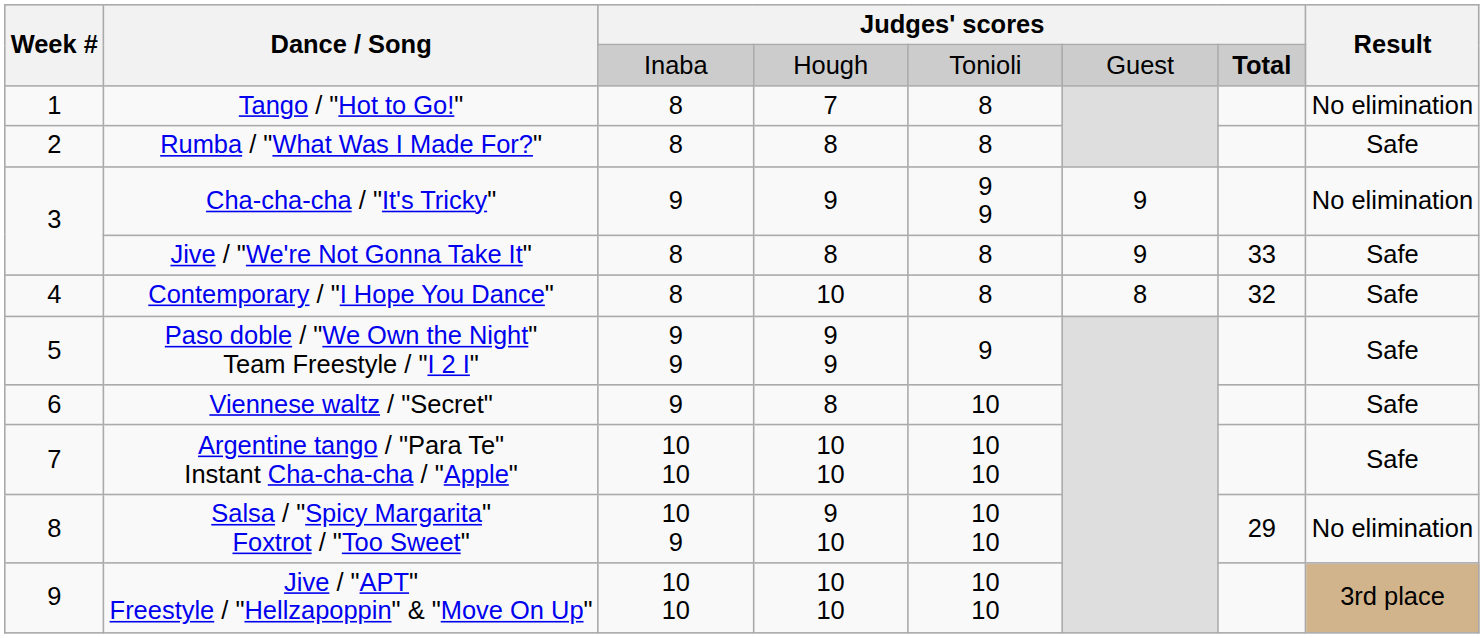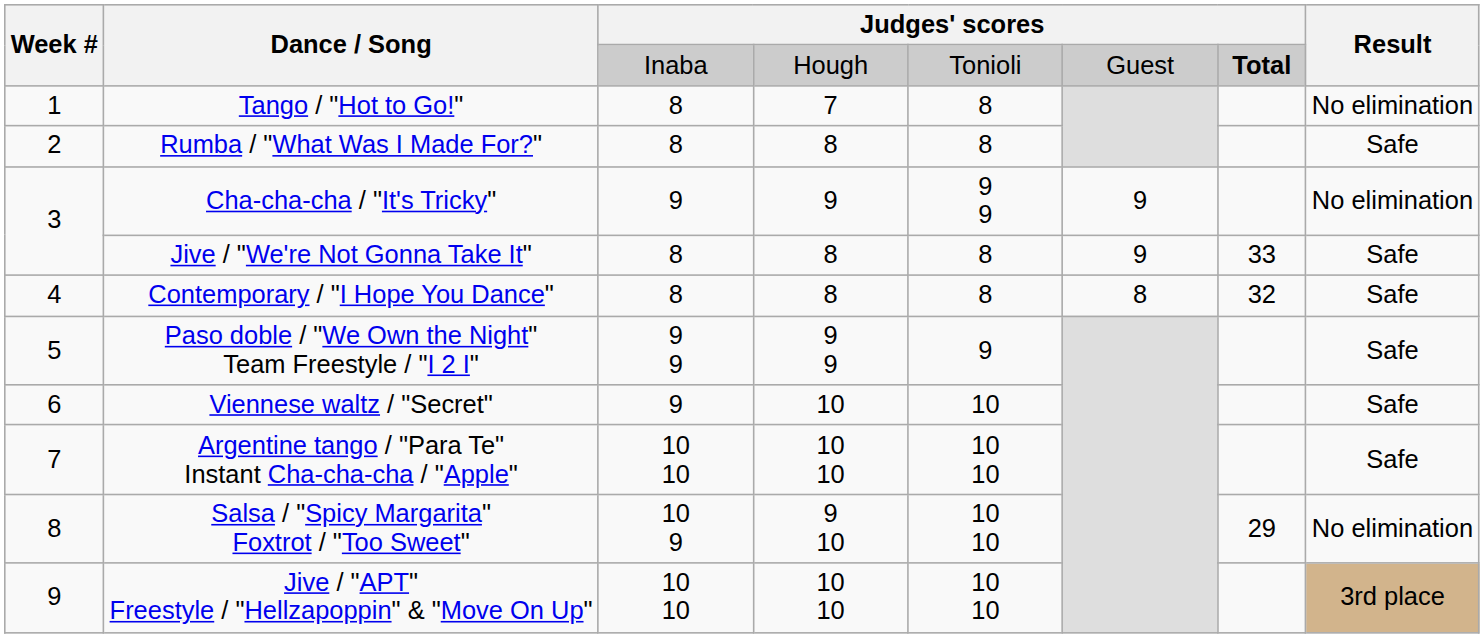(831, 295) 10 -> (831, 295) 8
(831, 404) 8 -> (831, 404) 10
